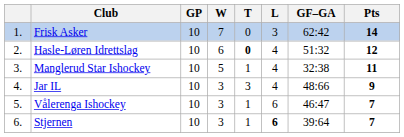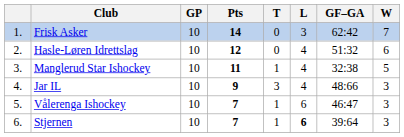columns swapped: (221, 13) <-> (372, 13)
(248, 50) bold -> (277, 50) normal
